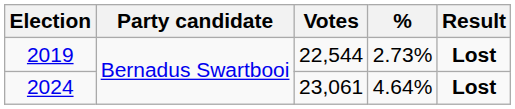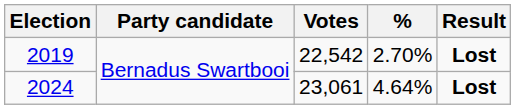(331, 54) 22,544 -> (331, 54) 22,542
(403, 54) 2.73% -> (403, 54) 2.70%
